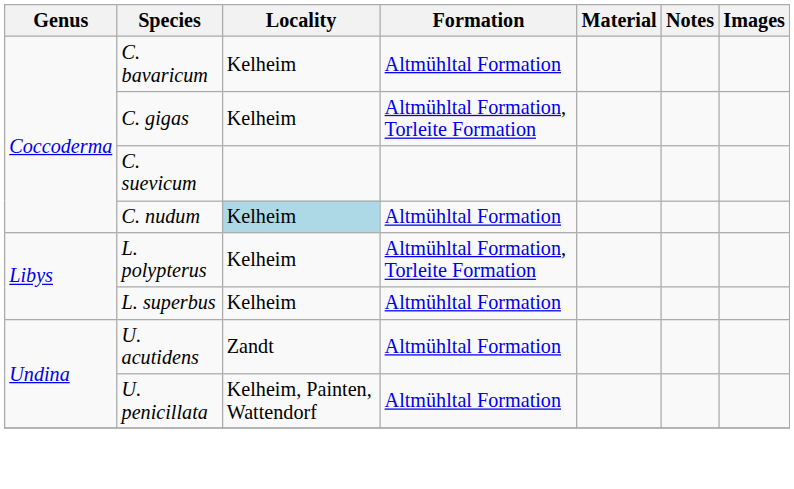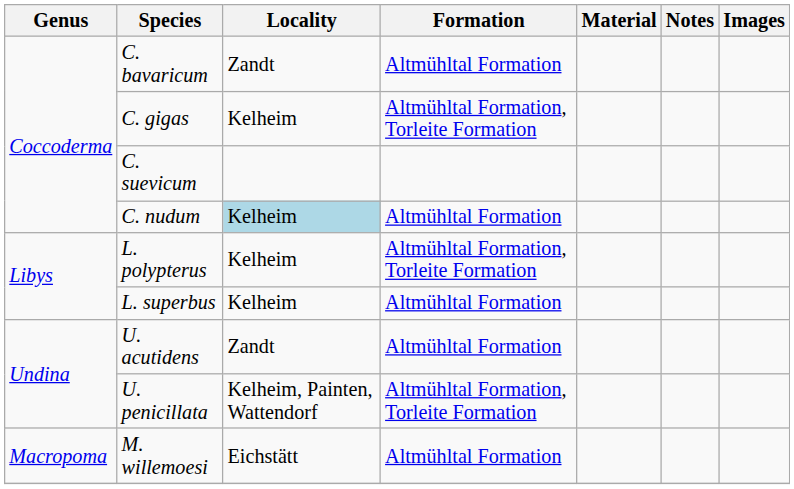(261, 63) Kelheim -> (251, 63) Zandt
(473, 401) Altmühltal Formation -> (476, 401) Altmühltal Formation, Torleite Formation
+ row: (165, 455)
